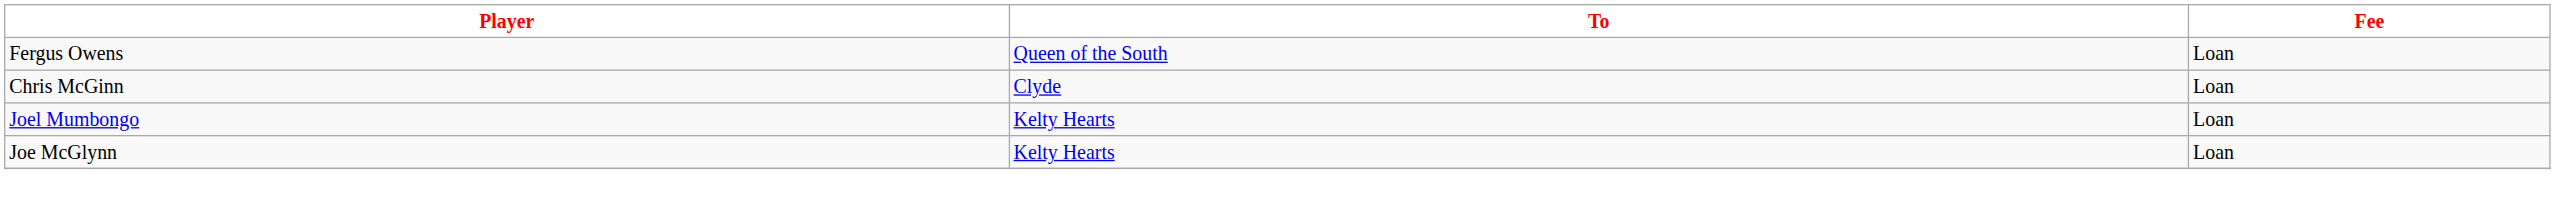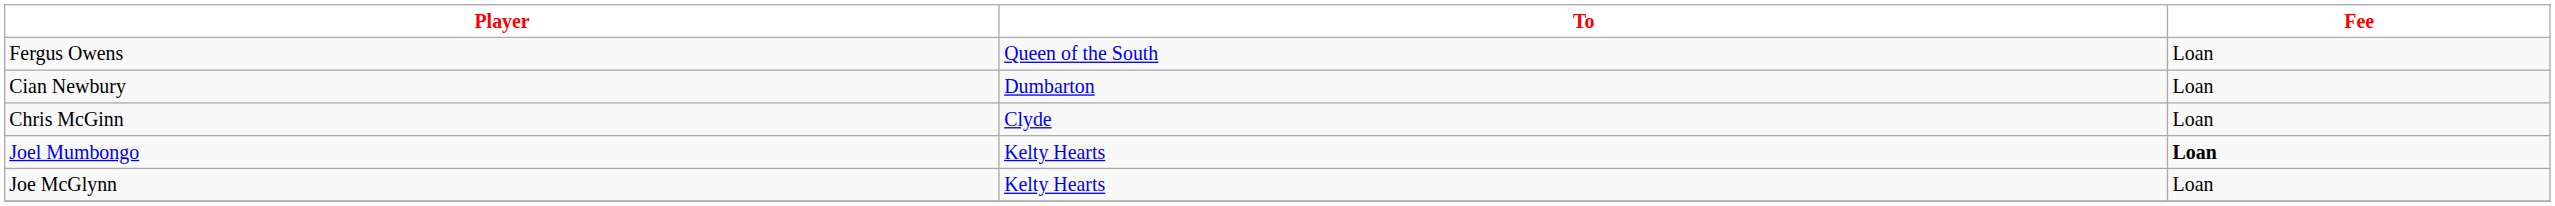+ row: (68, 86)
(2213, 119) normal -> (2195, 152) bold
